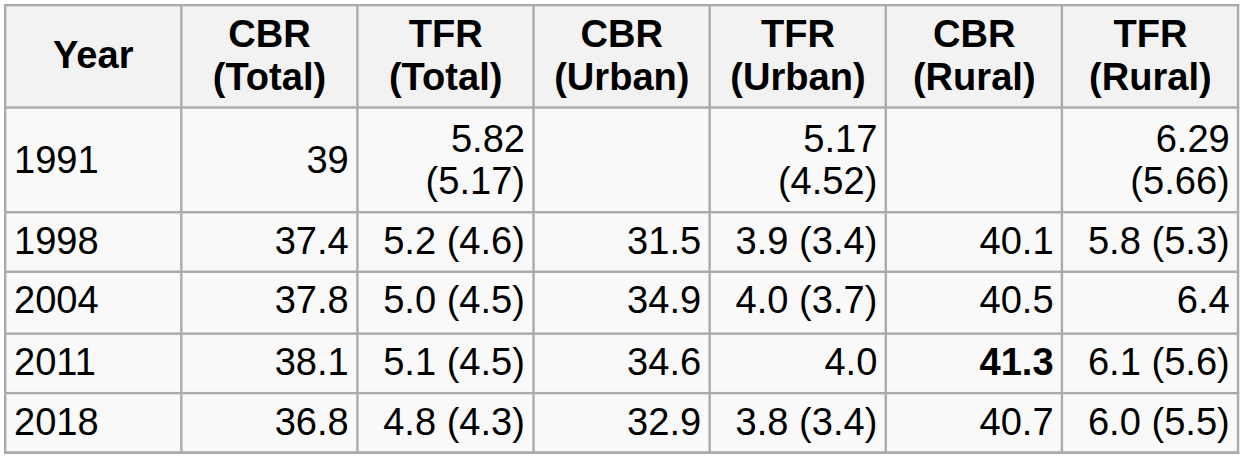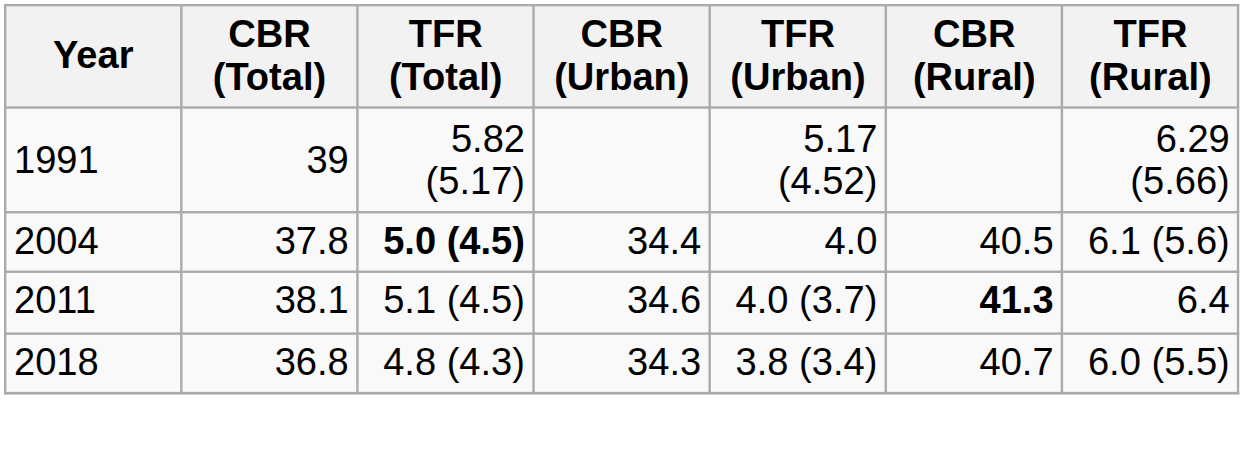- row: (56, 241)
(454, 301) normal -> (454, 241) bold
(664, 301) 34.9 -> (664, 241) 34.4
(806, 301) 4.0 (3.7) -> (851, 241) 4.0
(1203, 301) 6.4 -> (1159, 241) 6.1 (5.6)
(851, 361) 4.0 -> (806, 301) 4.0 (3.7)
(1159, 361) 6.1 (5.6) -> (1203, 301) 6.4
(664, 422) 32.9 -> (664, 361) 34.3
